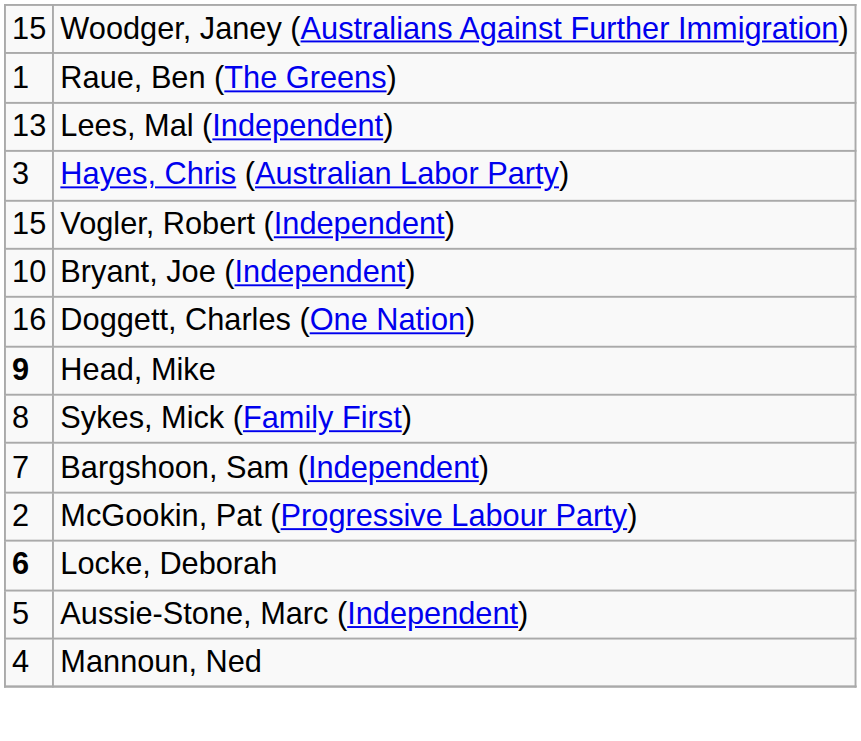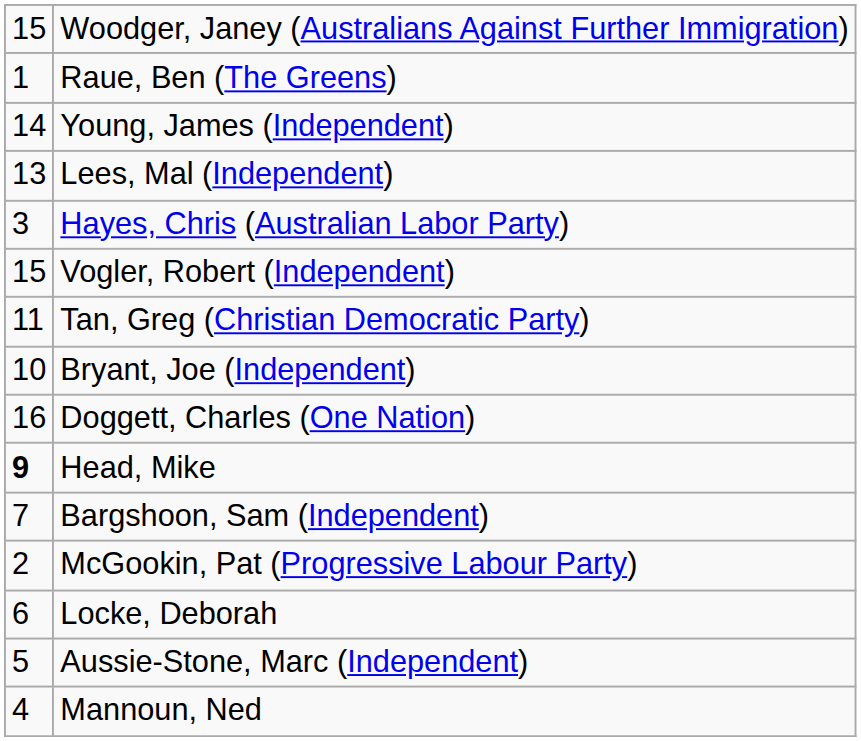+ row: (257, 126)
+ row: (325, 321)
- row: (236, 418)
(21, 564) bold -> (21, 613) normal
